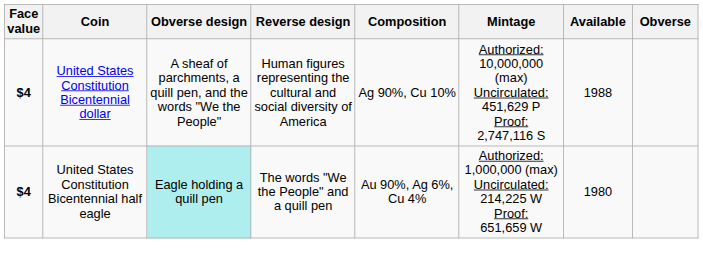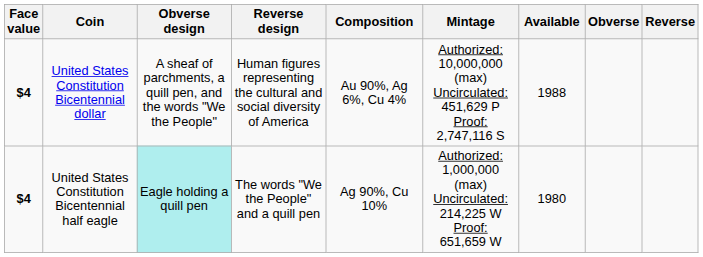+ column: (670, 21)
(407, 92) Ag 90%, Cu 10% -> (374, 92) Au 90%, Ag 6%, Cu 4%
(407, 192) Au 90%, Ag 6%, Cu 4% -> (374, 199) Ag 90%, Cu 10%
